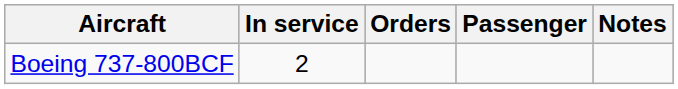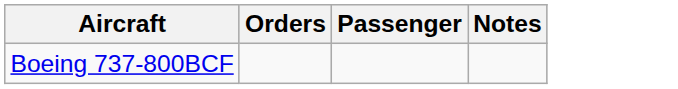- column: (302, 24)
